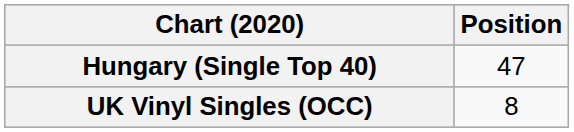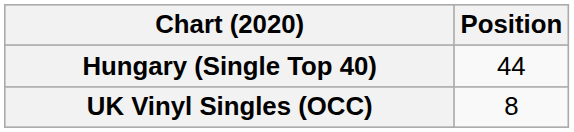(511, 65) 47 -> (511, 65) 44
